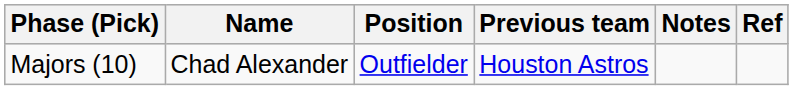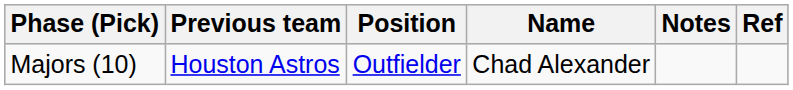columns swapped: (259, 24) <-> (565, 24)
